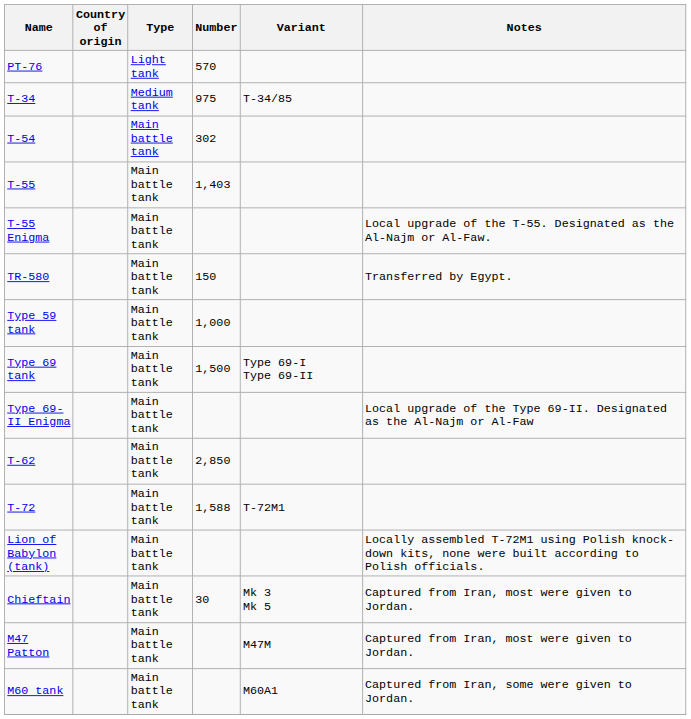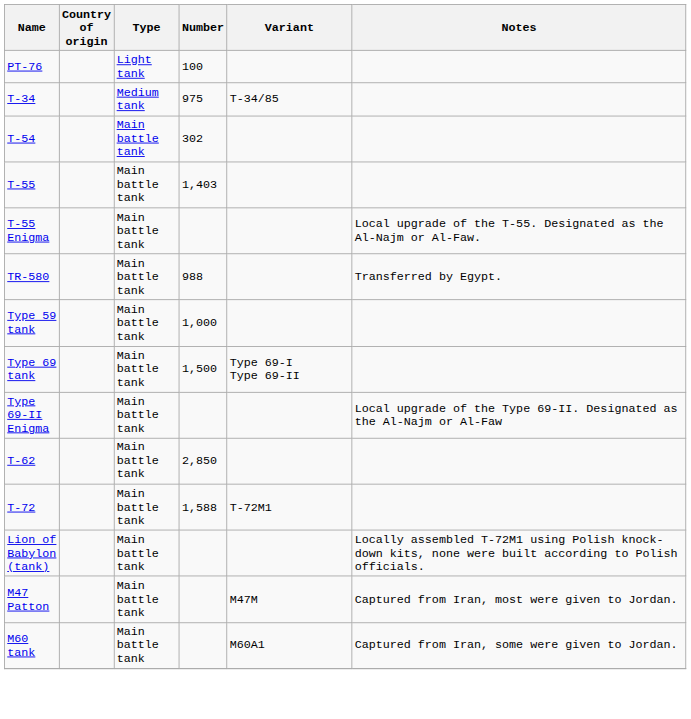(206, 67) 570 -> (193, 67) 100
(206, 277) 150 -> (193, 277) 988
- row: (39, 599)
